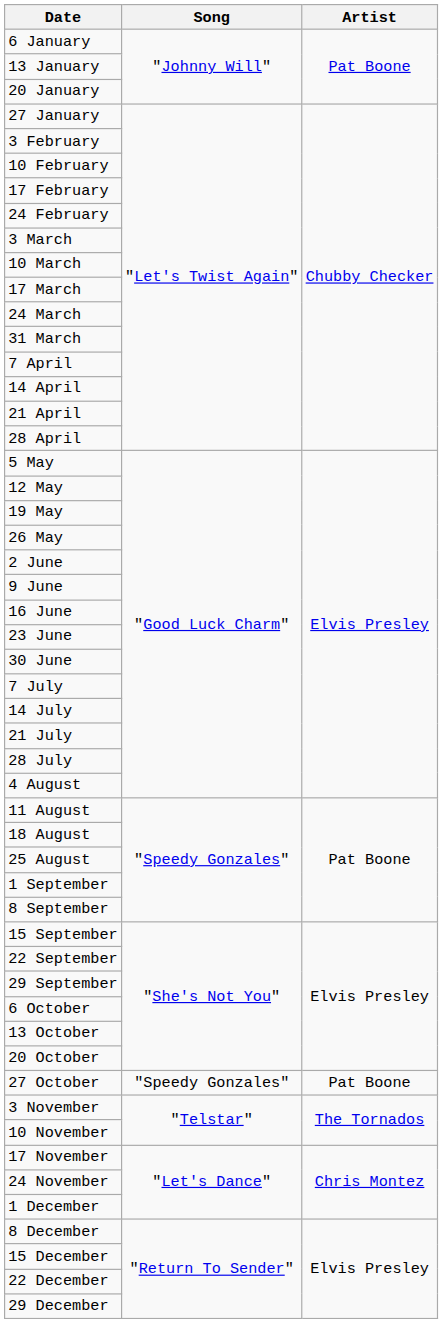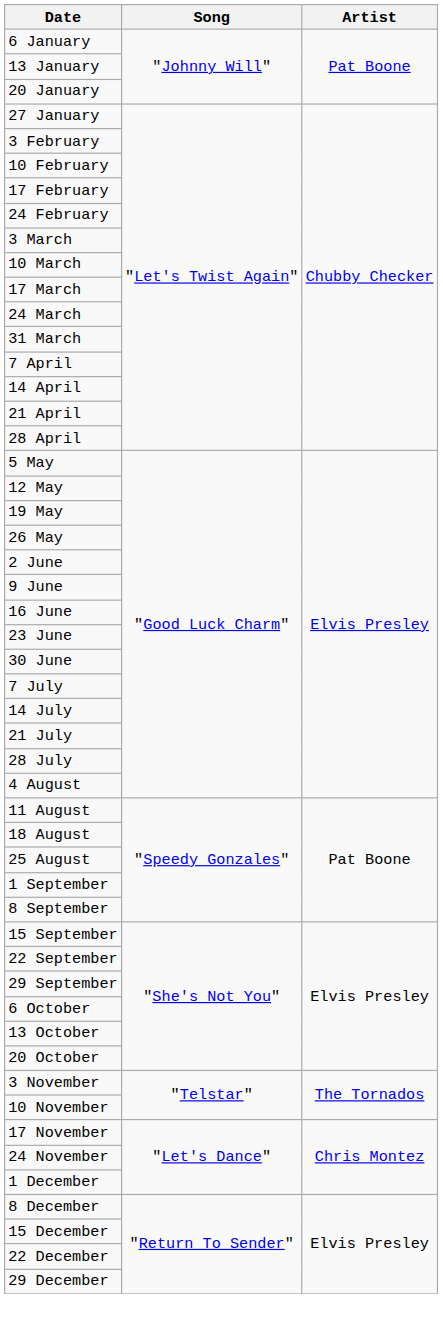- row: (54, 1083)
